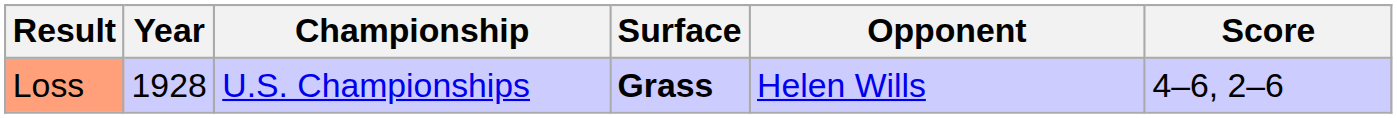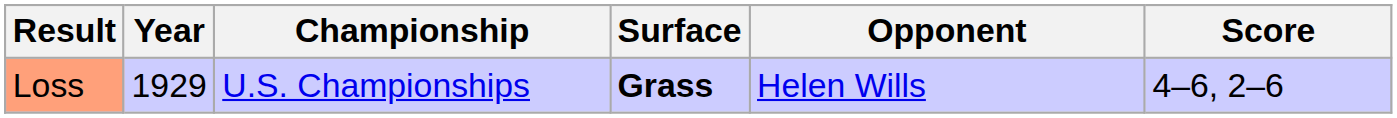(169, 84) 1928 -> (169, 84) 1929
